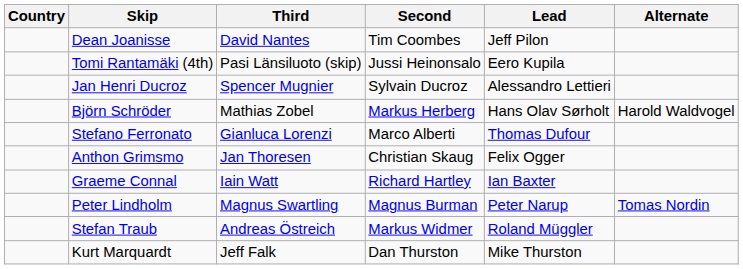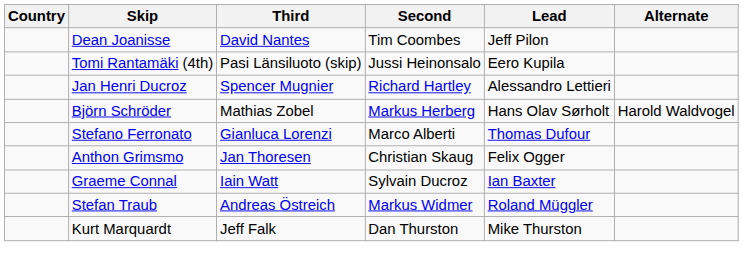(418, 87) Sylvain Ducroz -> (420, 87) Richard Hartley
(420, 181) Richard Hartley -> (418, 181) Sylvain Ducroz
- row: (122, 205)
